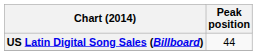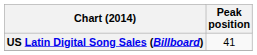(229, 42) 44 -> (229, 42) 41
